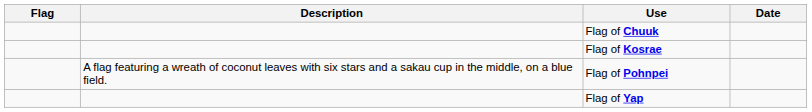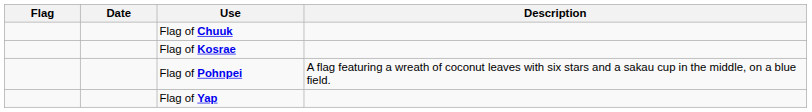columns swapped: (768, 13) <-> (332, 13)
